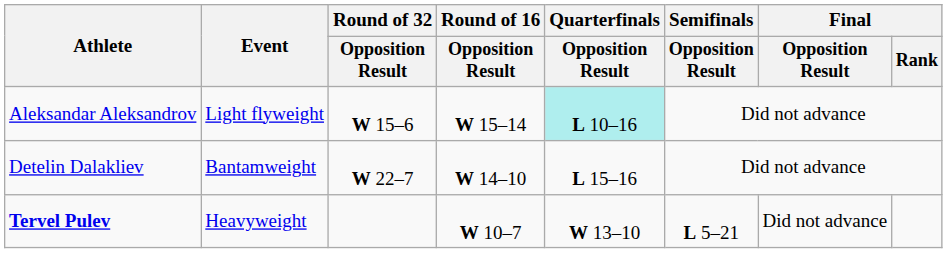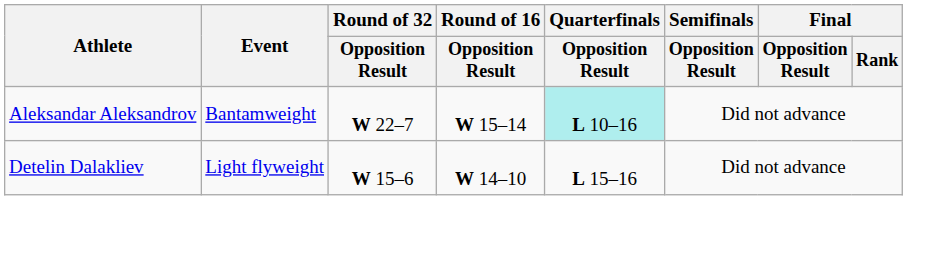(265, 113) Light flyweight -> (261, 113) Bantamweight
(383, 125) W 15–6 -> (383, 125) W 22–7
(261, 167) Bantamweight -> (265, 167) Light flyweight
(383, 178) W 22–7 -> (383, 178) W 15–6
- row: (60, 221)
